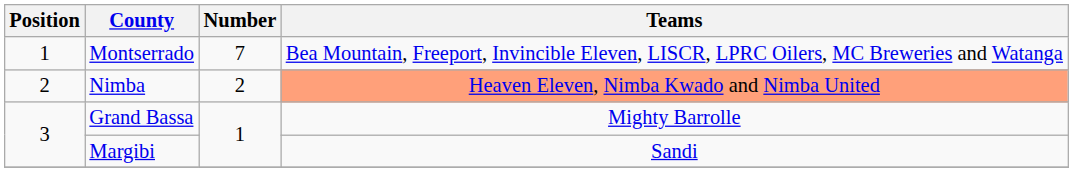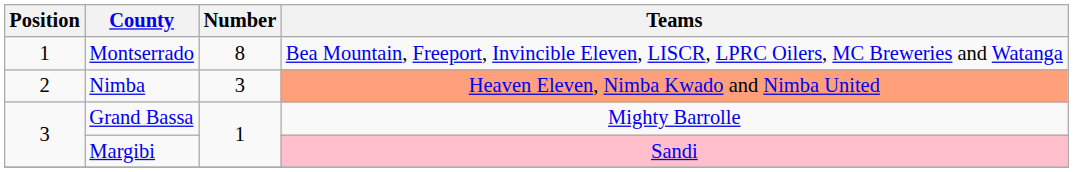(240, 53) 7 -> (240, 53) 8
(240, 85) 2 -> (240, 85) 3
(674, 150) no background -> (674, 150) pink background
